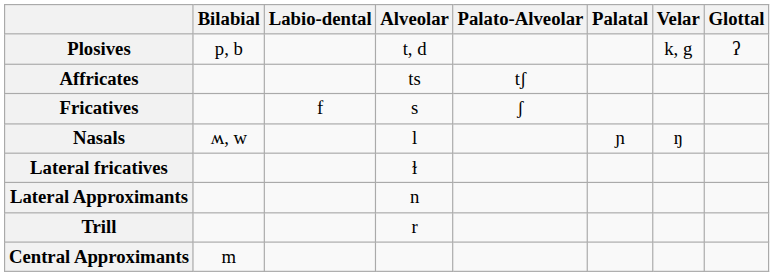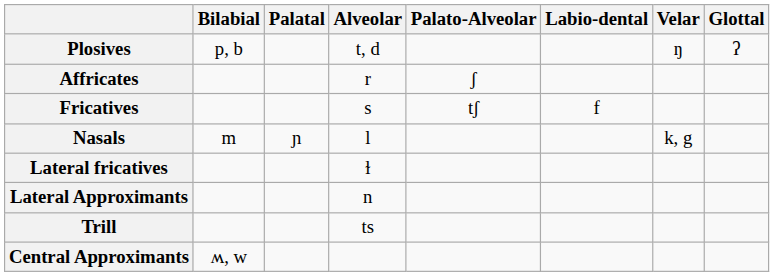columns swapped: (320, 19) <-> (620, 19)
(678, 49) k, g -> (678, 49) ŋ
(415, 78) ts -> (368, 78) r
(520, 78) tʃ -> (474, 78) ʃ
(520, 108) ʃ -> (474, 108) tʃ
(229, 138) ʍ, w -> (229, 138) m
(678, 138) ŋ -> (678, 138) k, g
(415, 227) r -> (368, 227) ts
(229, 256) m -> (229, 256) ʍ, w
